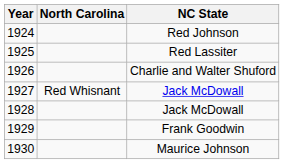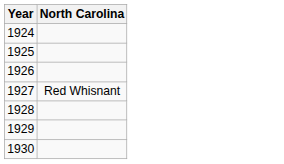- column: (203, 14)
